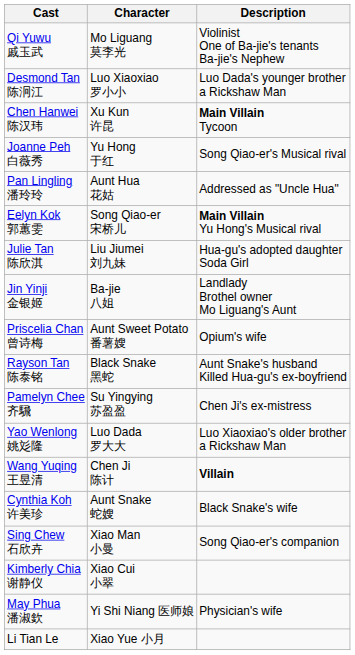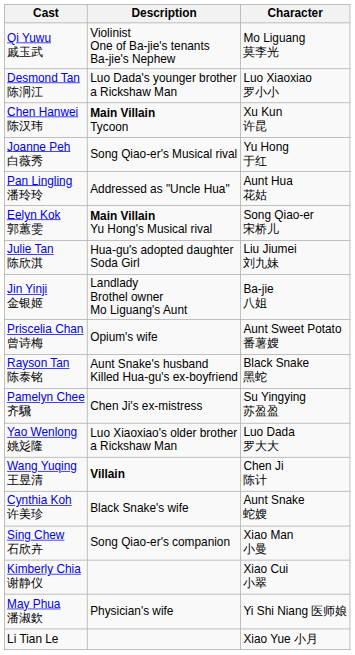columns swapped: (142, 13) <-> (273, 13)
